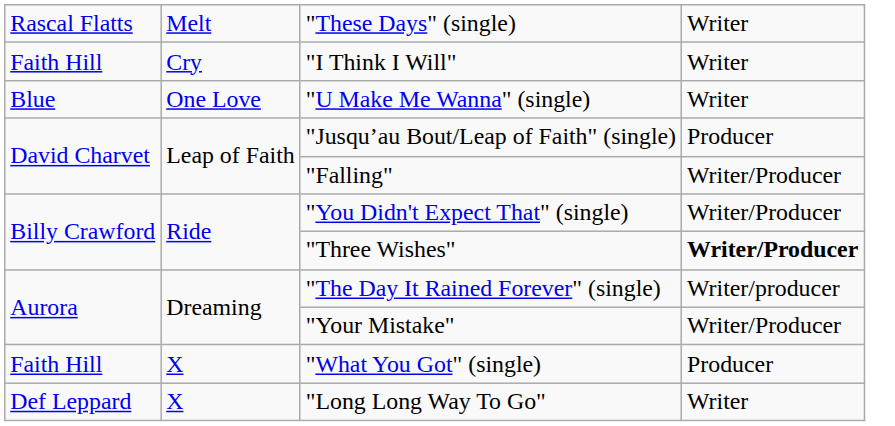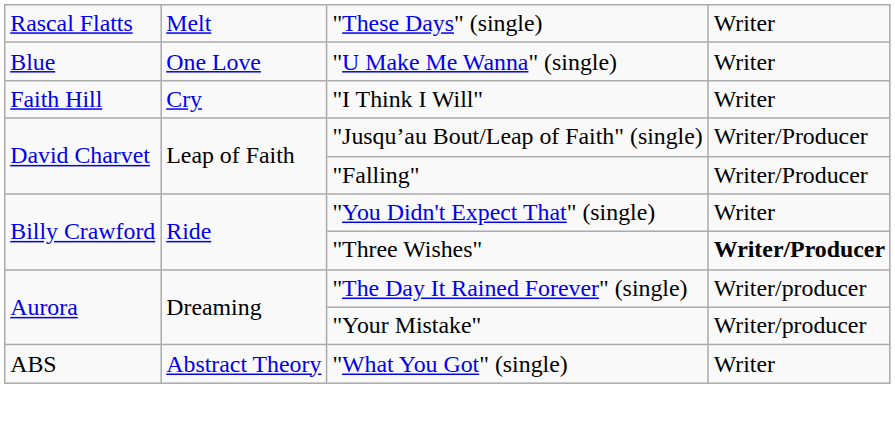rows swapped: (448, 99) <-> (381, 61)
(730, 136) Producer -> (791, 136) Writer/Producer
(764, 212) Writer/Producer -> (744, 212) Writer
(764, 325) Writer/Producer -> (790, 325) Writer/producer
(56, 363) Faith Hill -> (33, 363) ABS
(175, 363) X -> (244, 363) Abstract Theory
(730, 363) Producer -> (744, 363) Writer
- row: (426, 401)
